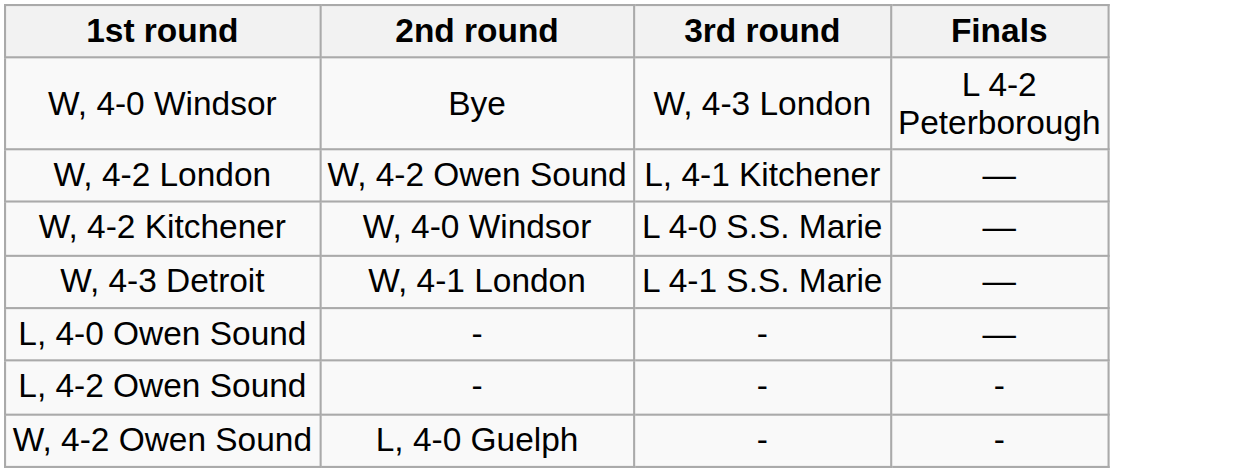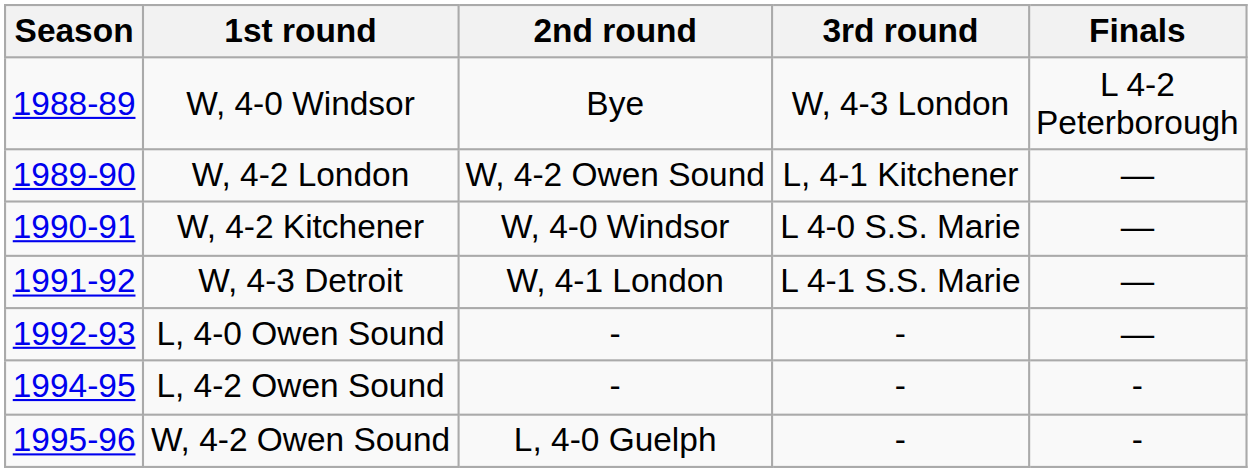+ column: (74, 31)
